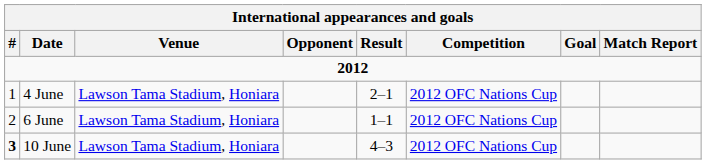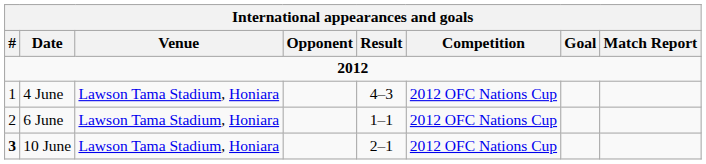(381, 94) 2–1 -> (381, 94) 4–3
(381, 145) 4–3 -> (381, 145) 2–1
